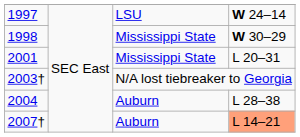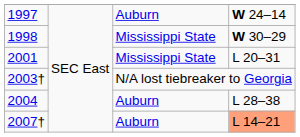(129, 15) LSU -> (137, 15) Auburn
